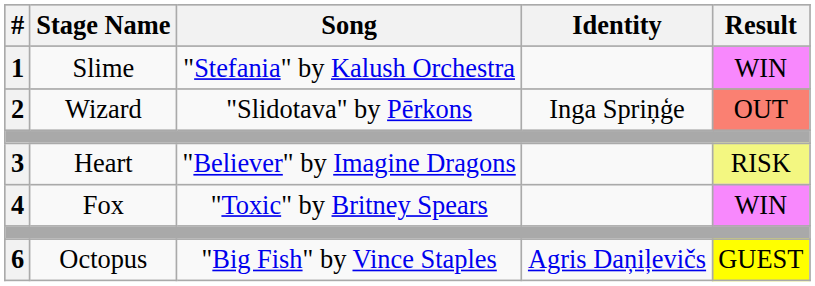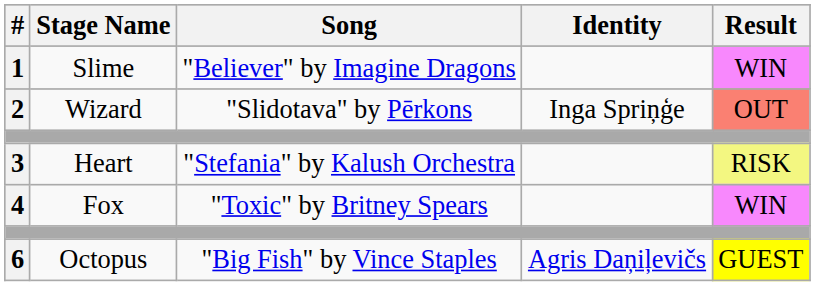(349, 67) "Stefania" by Kalush Orchestra -> (349, 67) "Believer" by Imagine Dragons
(349, 163) "Believer" by Imagine Dragons -> (349, 163) "Stefania" by Kalush Orchestra
